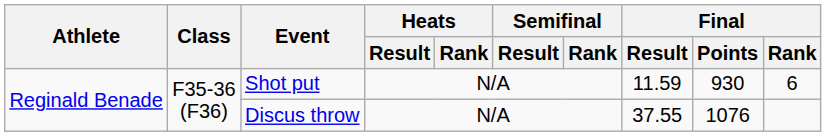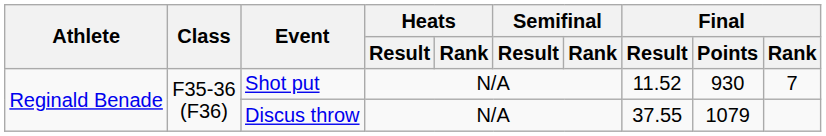(657, 84) 11.59 -> (657, 84) 11.52
(792, 84) 6 -> (792, 84) 7
(728, 116) 1076 -> (728, 116) 1079
